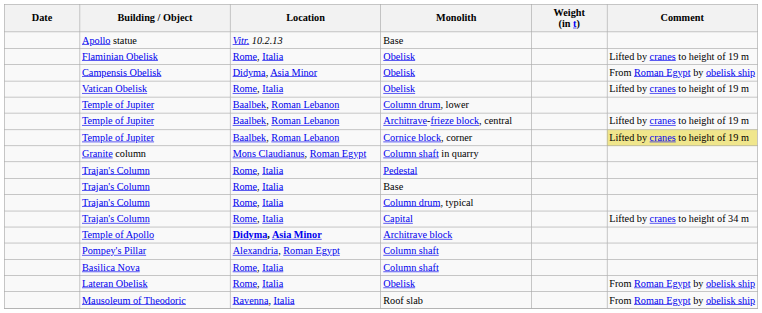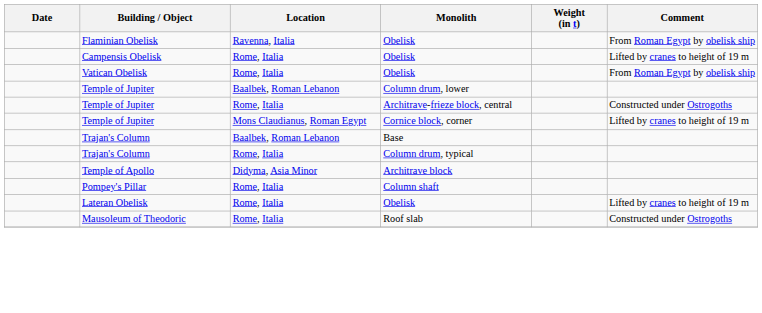- row: (109, 40)
(258, 56) Rome, Italia -> (264, 40) Ravenna, Italia
(679, 56) Lifted by cranes to height of 19 m -> (682, 40) From Roman Egypt by obelisk ship
(275, 72) Didyma, Asia Minor -> (258, 56) Rome, Italia
(682, 72) From Roman Egypt by obelisk ship -> (679, 56) Lifted by cranes to height of 19 m
(679, 89) Lifted by cranes to height of 19 m -> (682, 72) From Roman Egypt by obelisk ship
(286, 121) Baalbek, Roman Lebanon -> (258, 105) Rome, Italia
(679, 121) Lifted by cranes to height of 19 m -> (671, 105) Constructed under Ostrogoths
(286, 137) Baalbek, Roman Lebanon -> (299, 121) Mons Claudianus, Roman Egypt
(679, 137) khaki background -> (679, 121) no background
- row: (114, 154)
- row: (116, 170)
(258, 186) Rome, Italia -> (286, 137) Baalbek, Roman Lebanon
- row: (116, 219)
(277, 235) bold -> (275, 170) normal
(286, 251) Alexandria, Roman Egypt -> (258, 186) Rome, Italia
- row: (111, 267)
(682, 283) From Roman Egypt by obelisk ship -> (679, 202) Lifted by cranes to height of 19 m
(264, 300) Ravenna, Italia -> (258, 219) Rome, Italia
(682, 300) From Roman Egypt by obelisk ship -> (671, 219) Constructed under Ostrogoths
